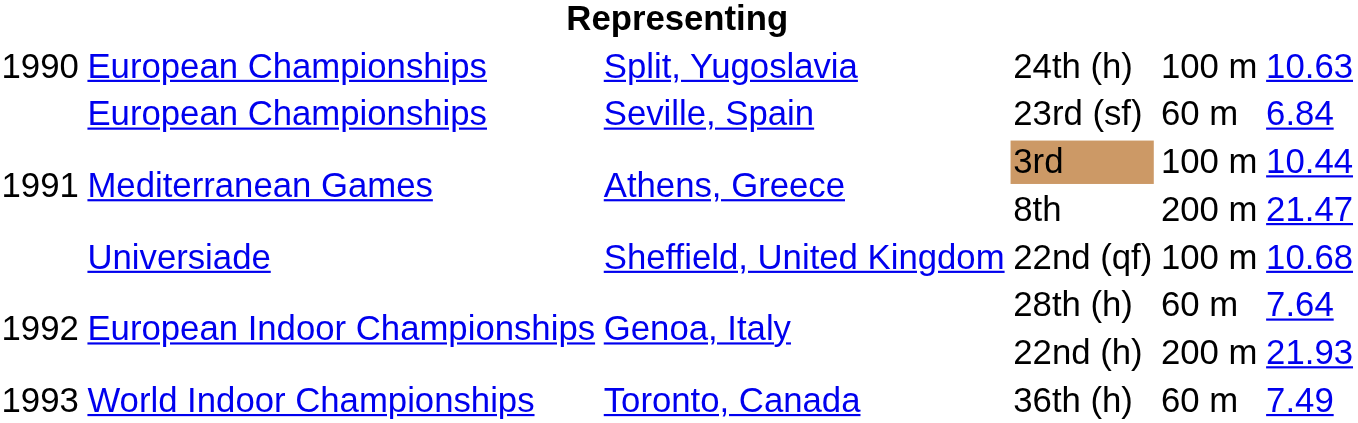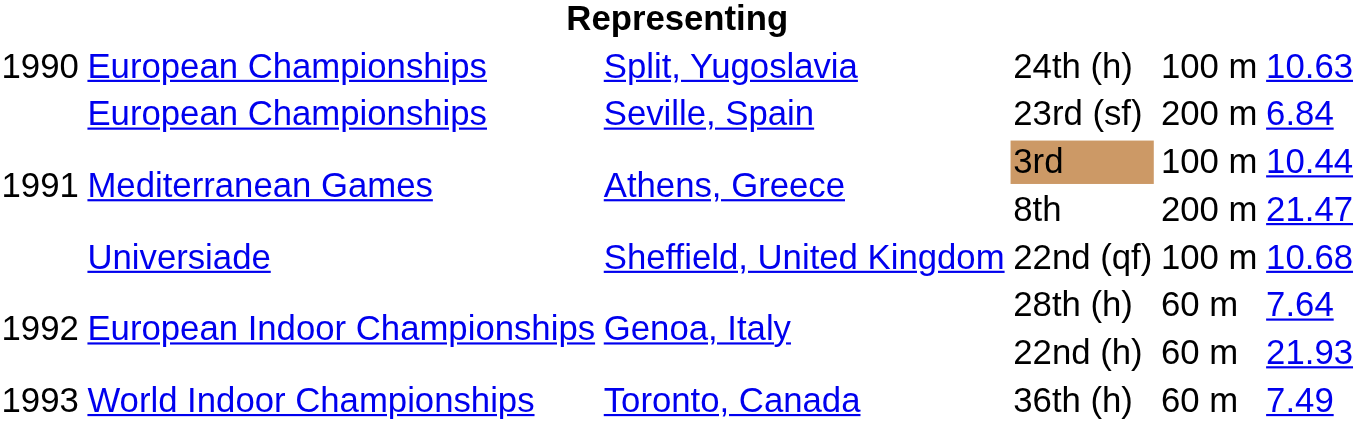(1200, 113) 60 m -> (1209, 113) 200 m
(1209, 352) 200 m -> (1200, 352) 60 m
